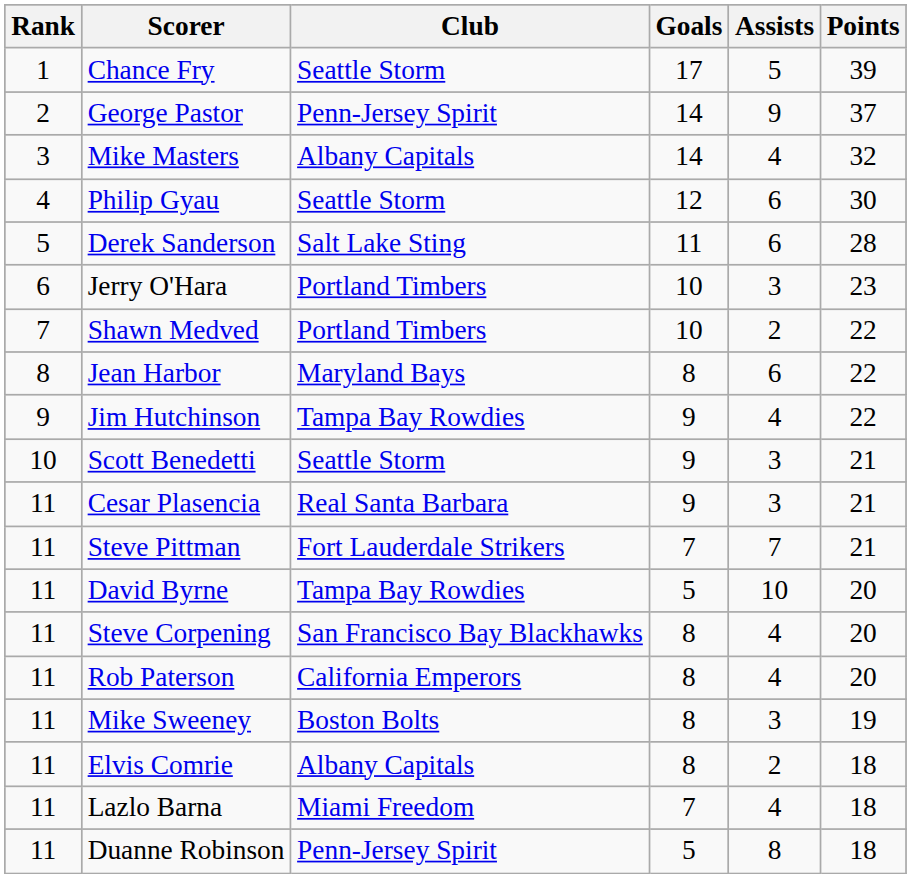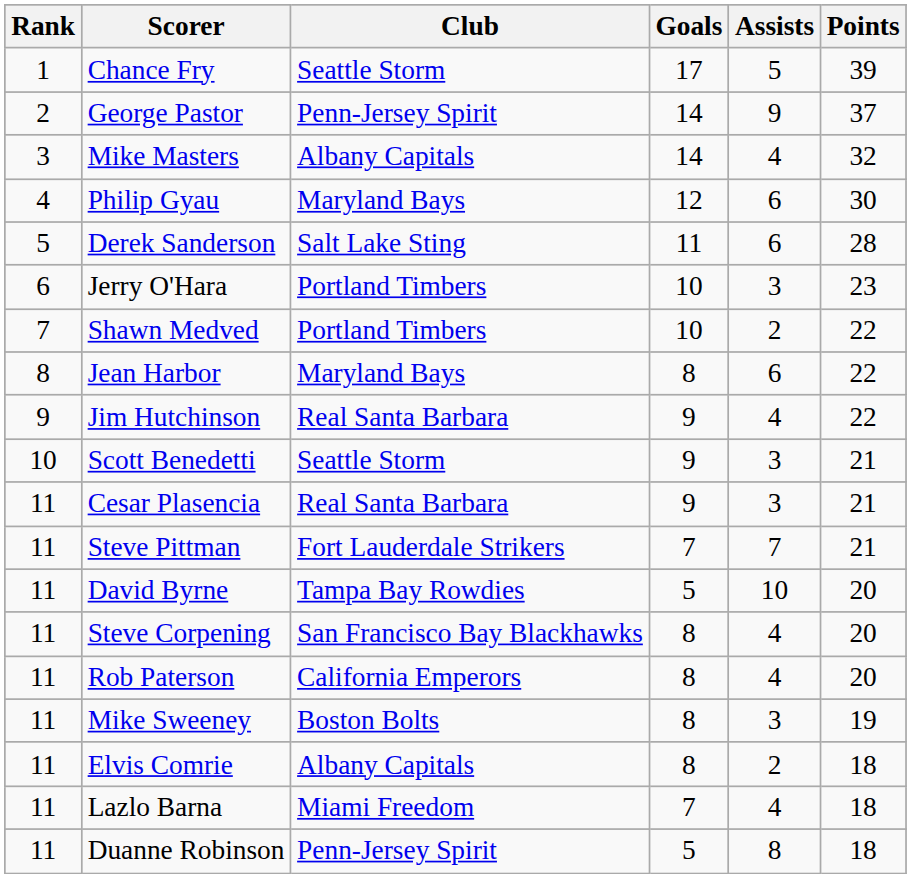(371, 199) Seattle Storm -> (381, 199) Maryland Bays
(411, 416) Tampa Bay Rowdies -> (403, 416) Real Santa Barbara
